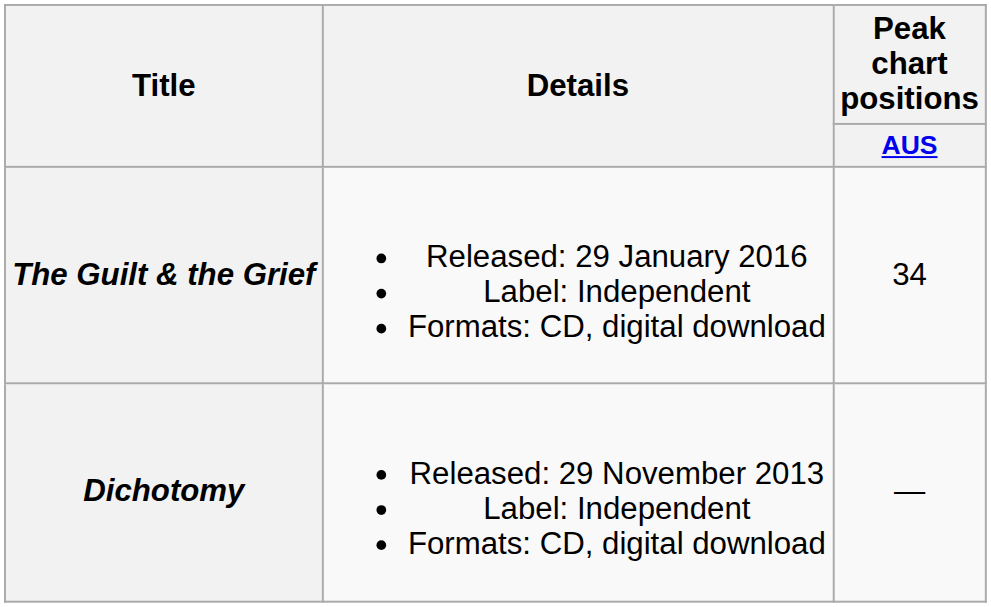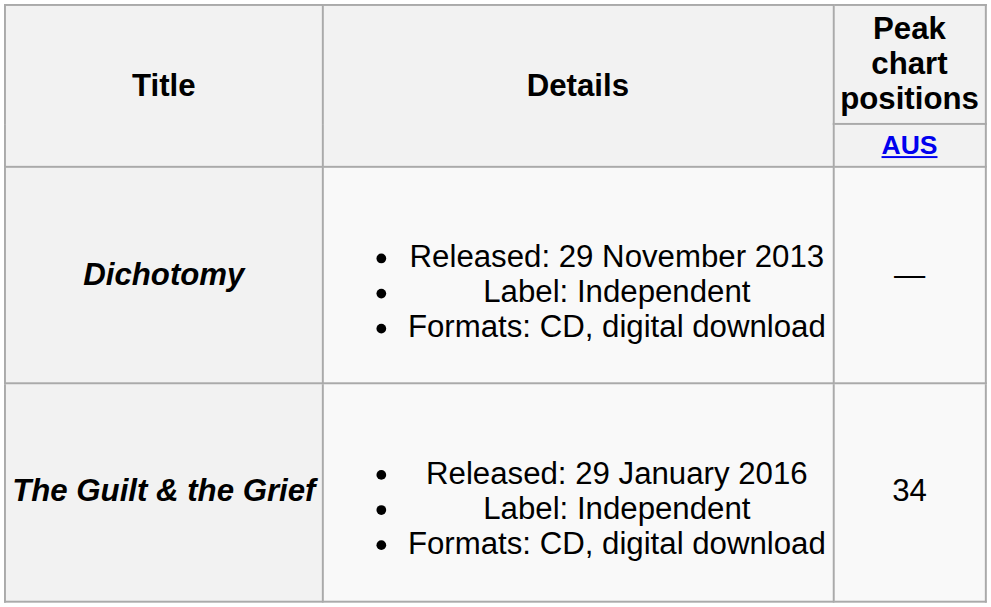rows swapped: (164, 491) <-> (164, 274)
